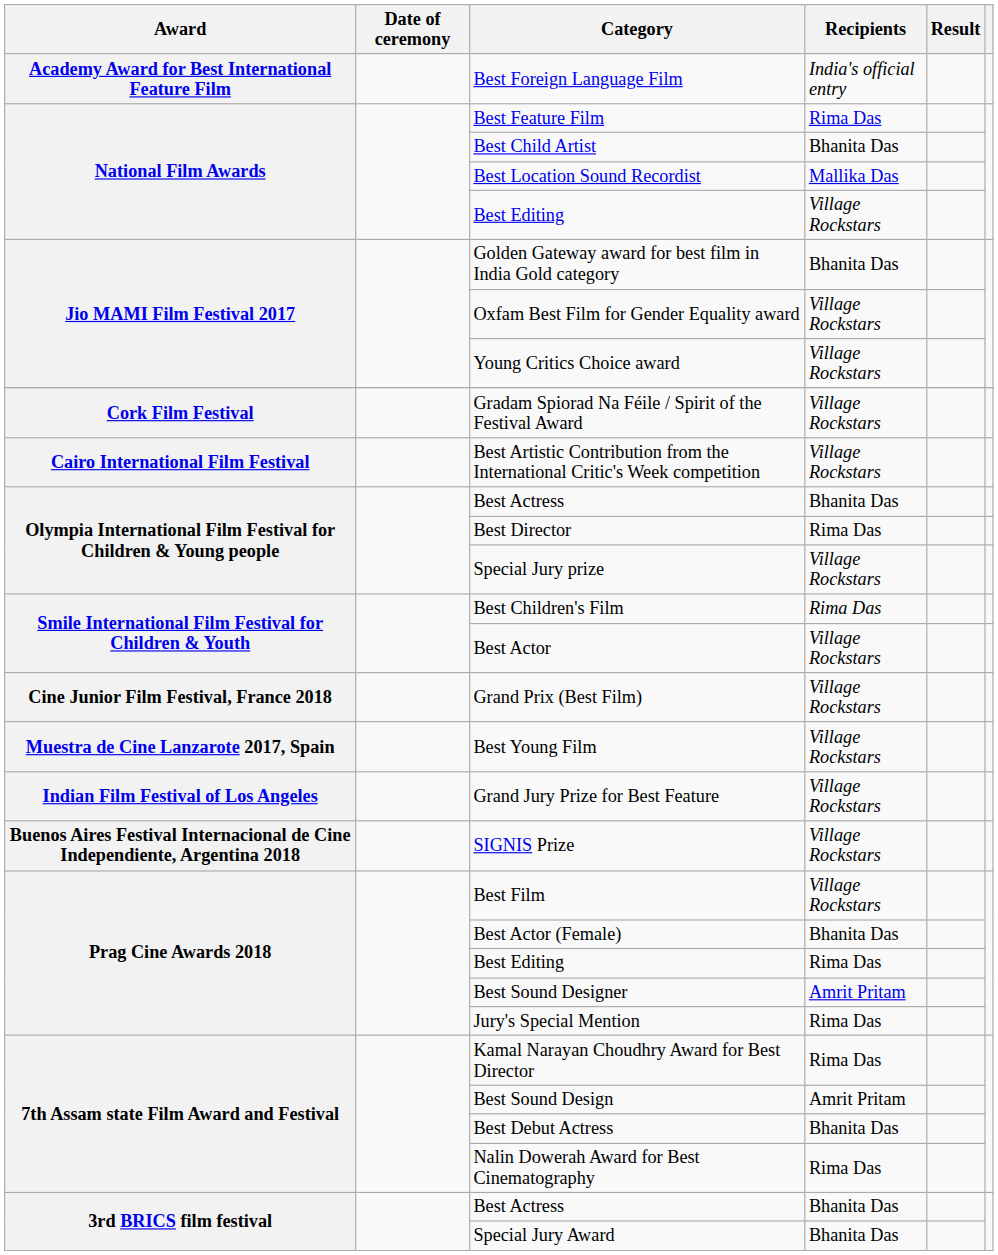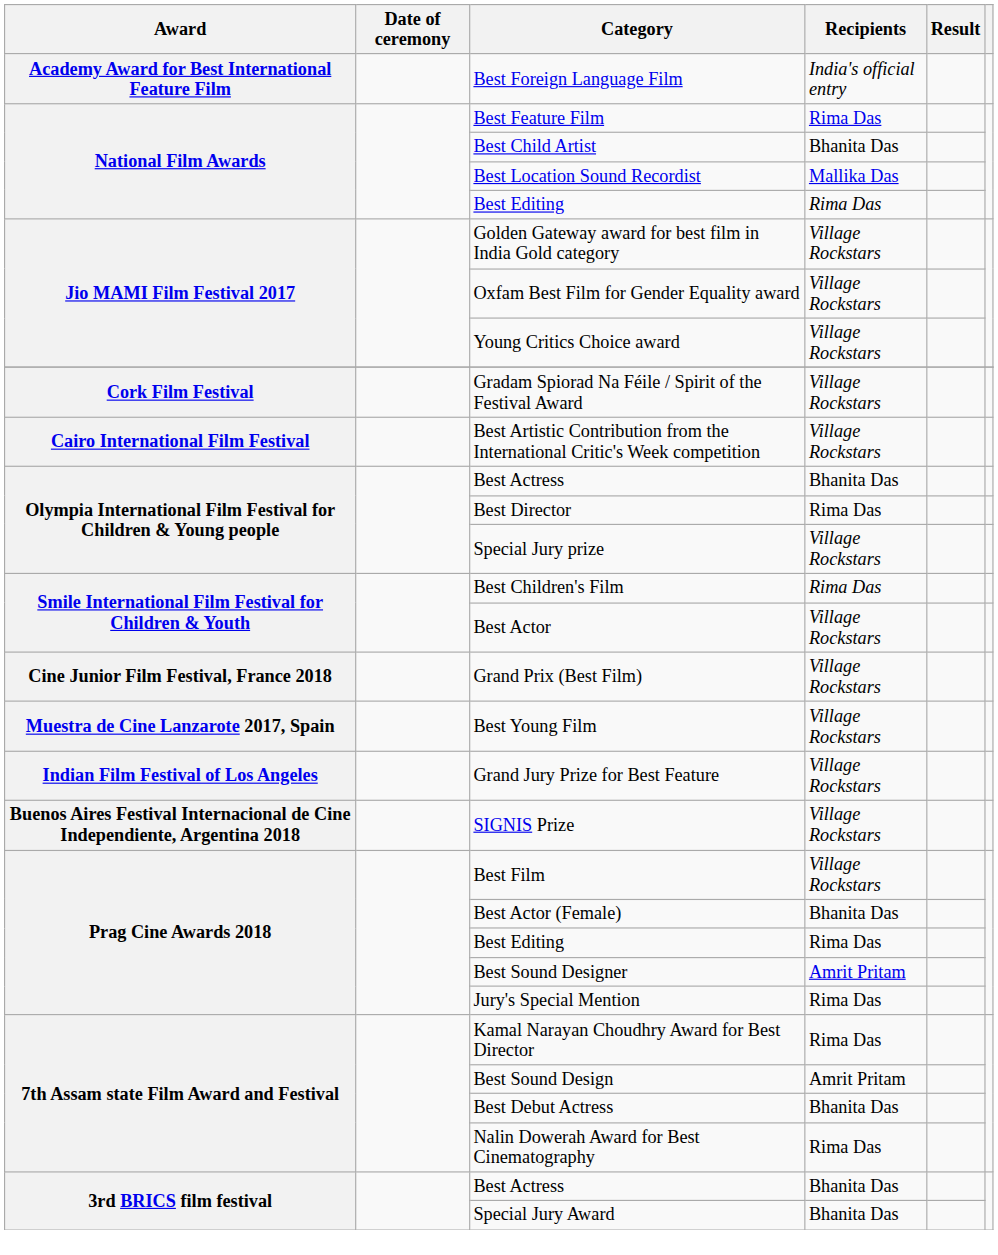(845, 214) Village Rockstars -> (845, 204) Rima Das
(854, 264) Bhanita Das -> (845, 243) Village Rockstars
